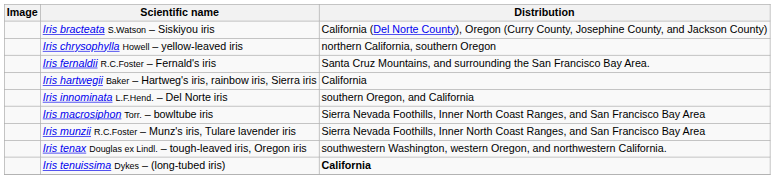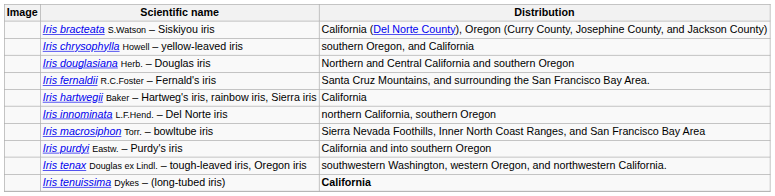(409, 47) northern California, southern Oregon -> (398, 47) southern Oregon, and California
+ row: (127, 64)
(398, 98) southern Oregon, and California -> (409, 115) northern California, southern Oregon
- row: (169, 132)
+ row: (113, 149)
